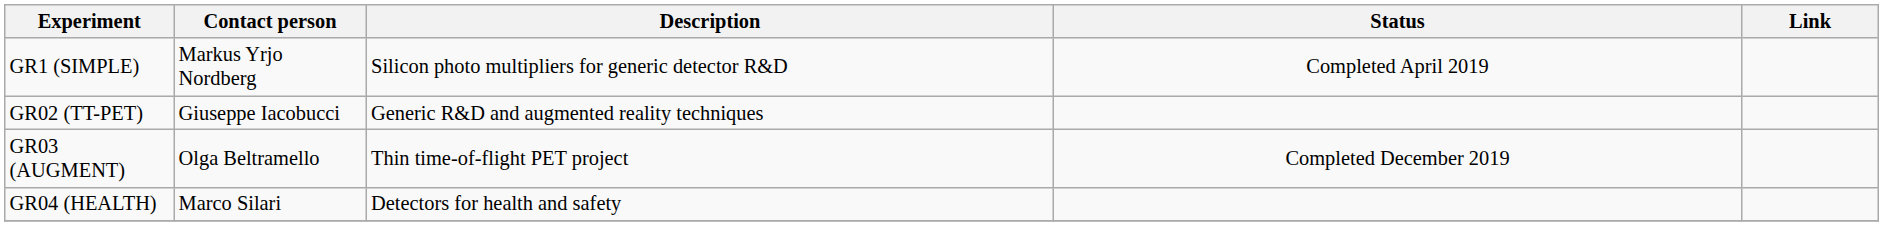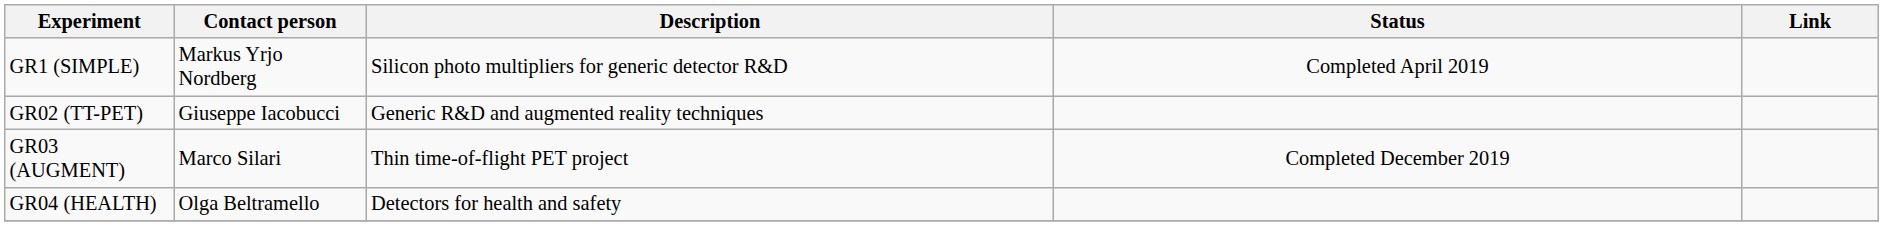(249, 157) Olga Beltramello -> (230, 157) Marco Silari
(230, 203) Marco Silari -> (249, 203) Olga Beltramello
